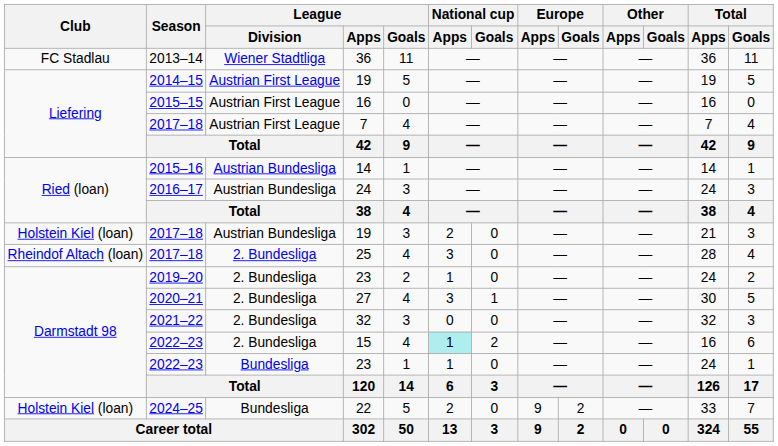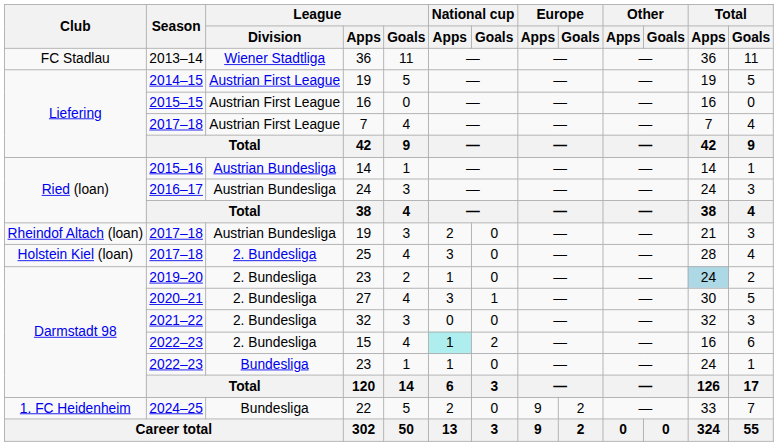(75, 233) Holstein Kiel (loan) -> (75, 233) Rheindof Altach (loan)
(75, 255) Rheindof Altach (loan) -> (75, 255) Holstein Kiel (loan)
(708, 277) no background -> (708, 277) lightblue background
(75, 408) Holstein Kiel (loan) -> (75, 408) 1. FC Heidenheim
